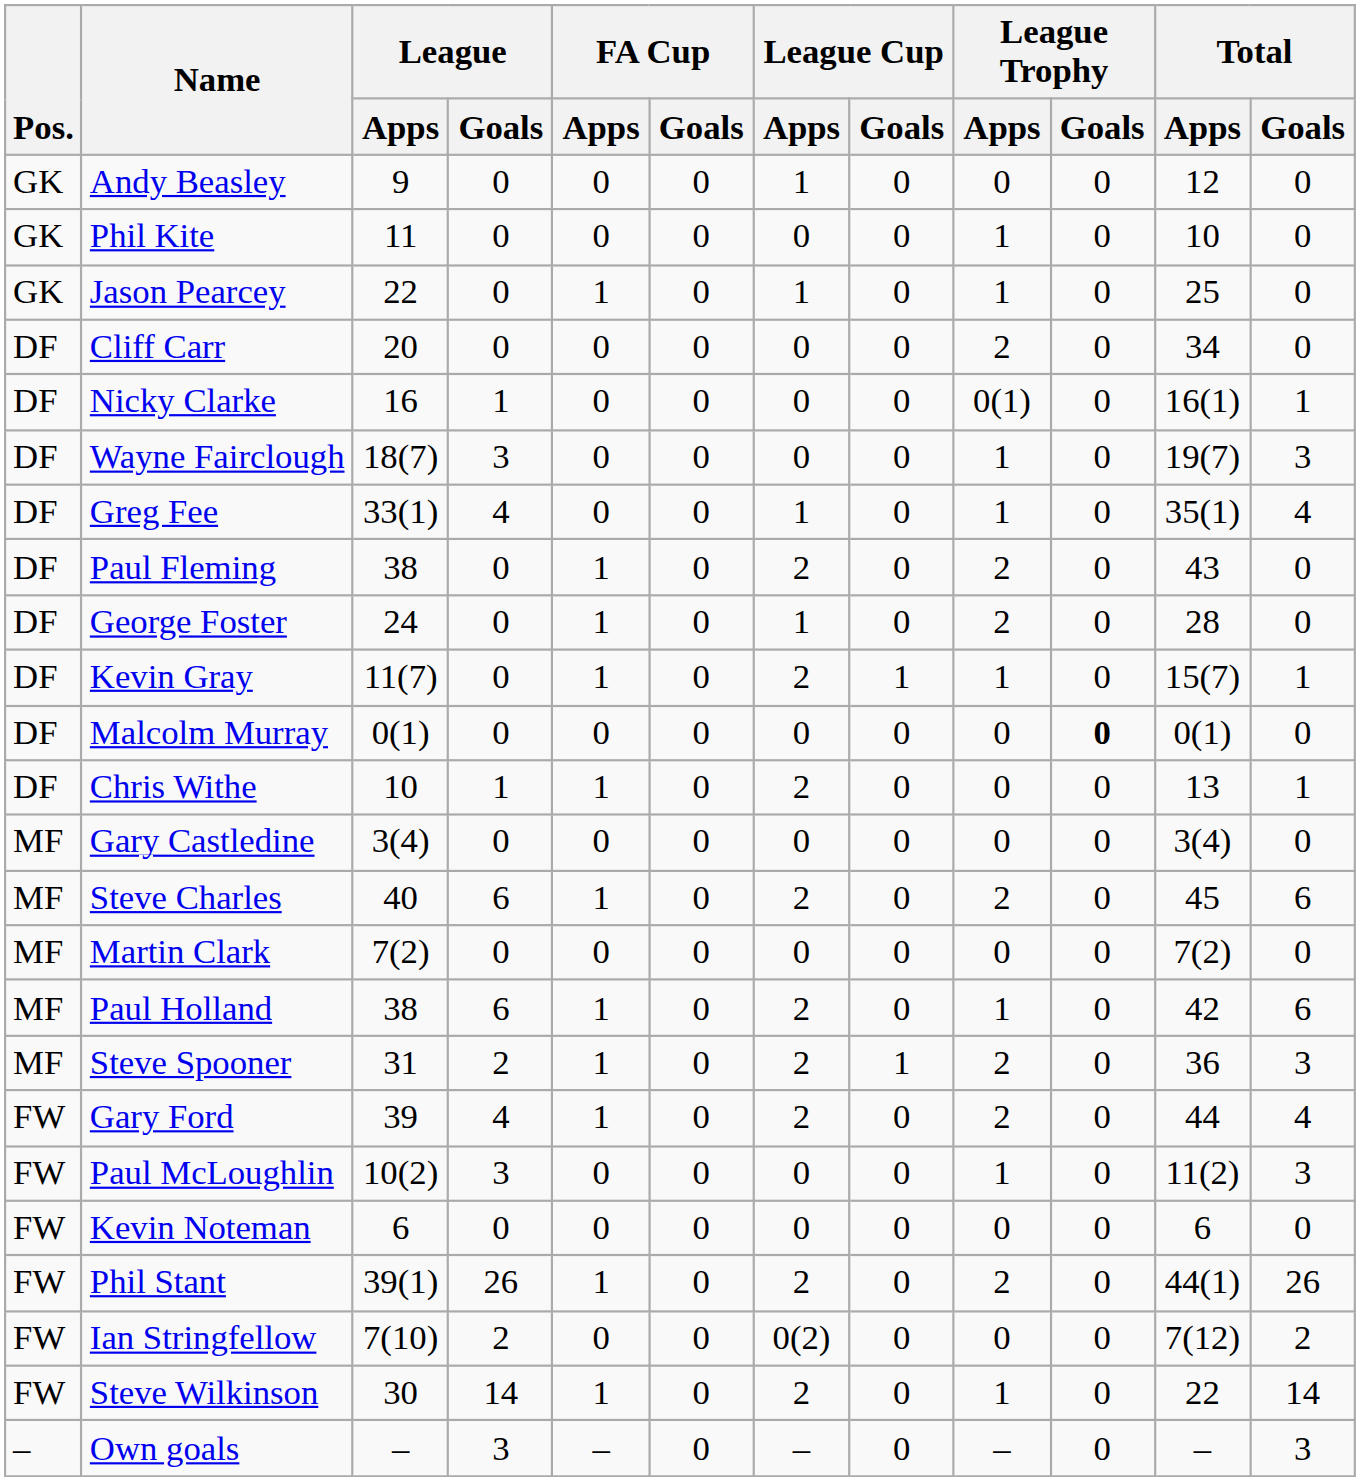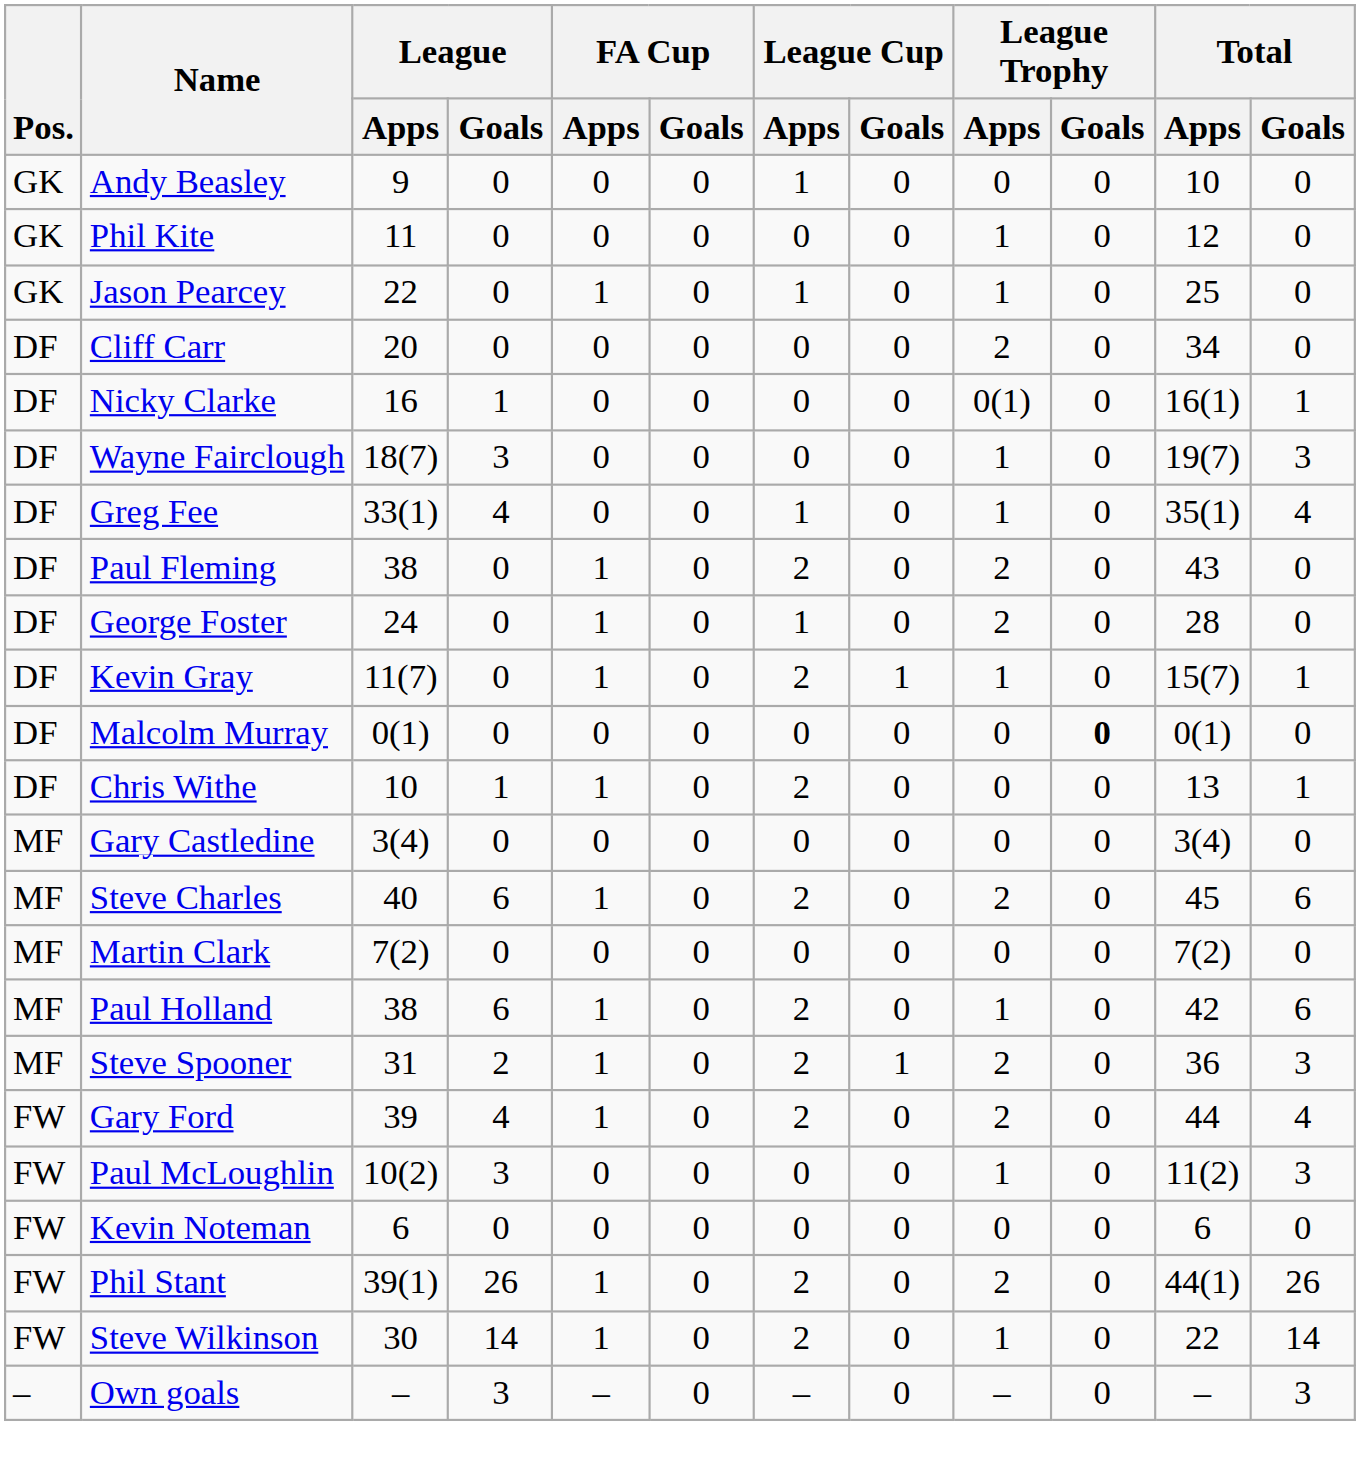(1202, 181) 12 -> (1202, 181) 10
(1202, 236) 10 -> (1202, 236) 12
- row: (203, 1337)
